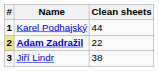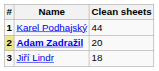(97, 43) 22 -> (97, 43) 20
(97, 58) 38 -> (97, 58) 18
